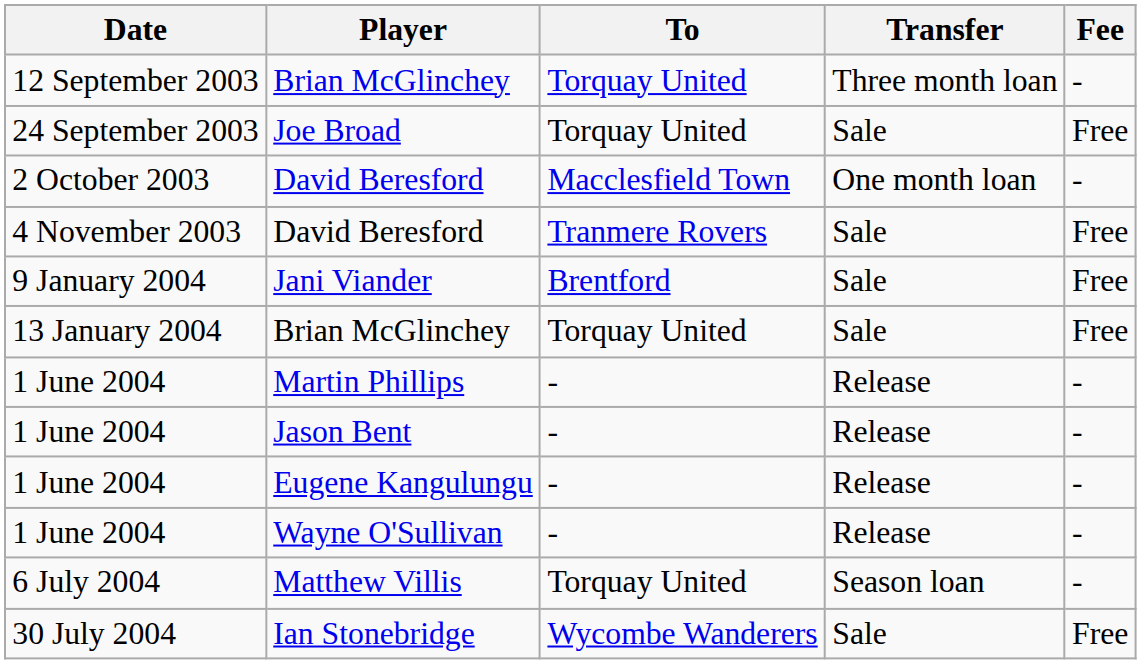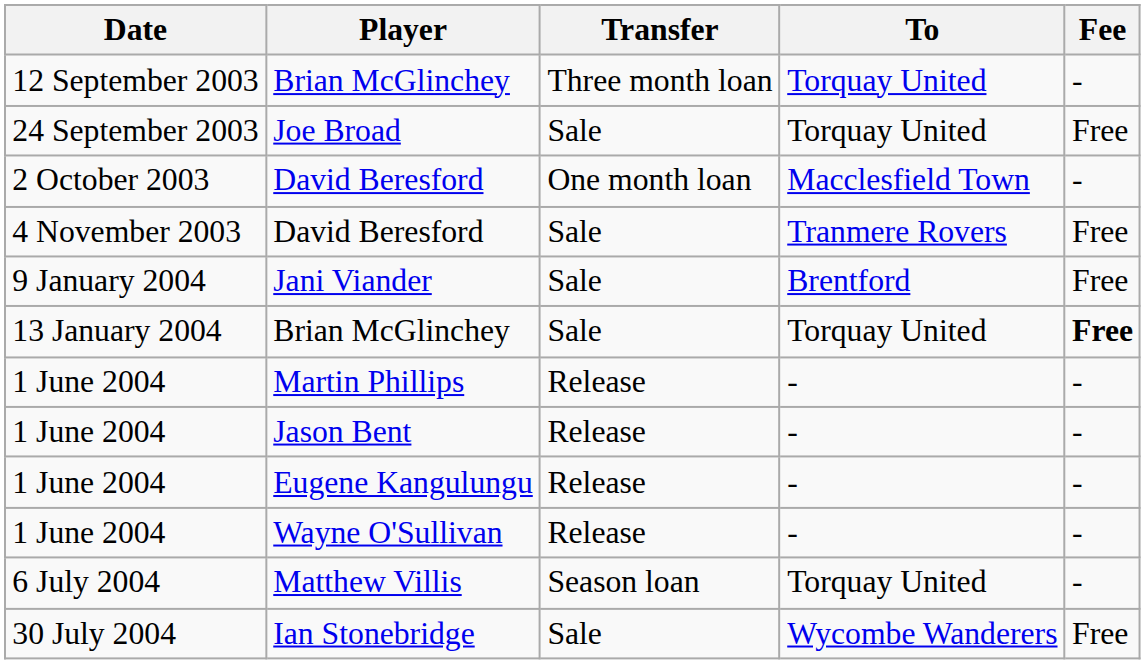columns swapped: (945, 29) <-> (683, 29)
(1100, 331) normal -> (1103, 331) bold
